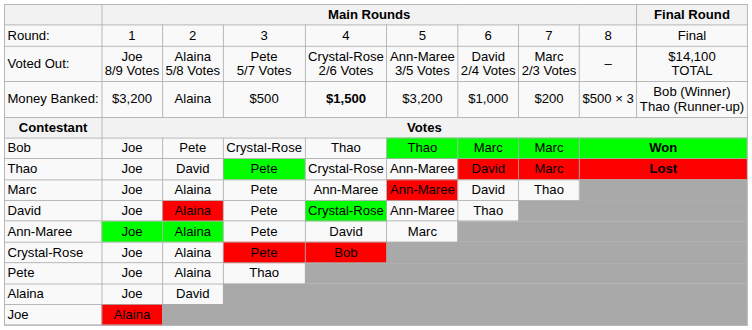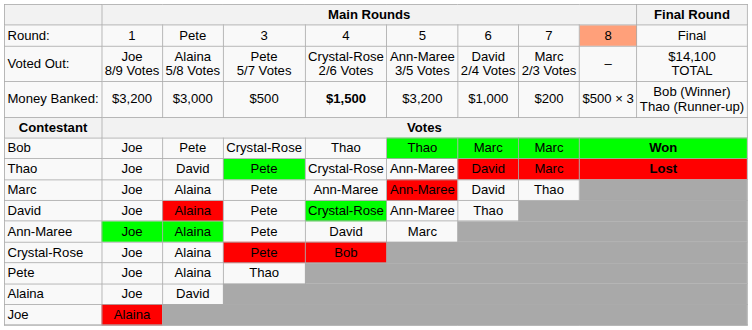(193, 35) 2 -> (193, 35) Pete
(608, 35) no background -> (608, 35) lightsalmon background
(193, 99) Alaina -> (193, 99) $3,000
